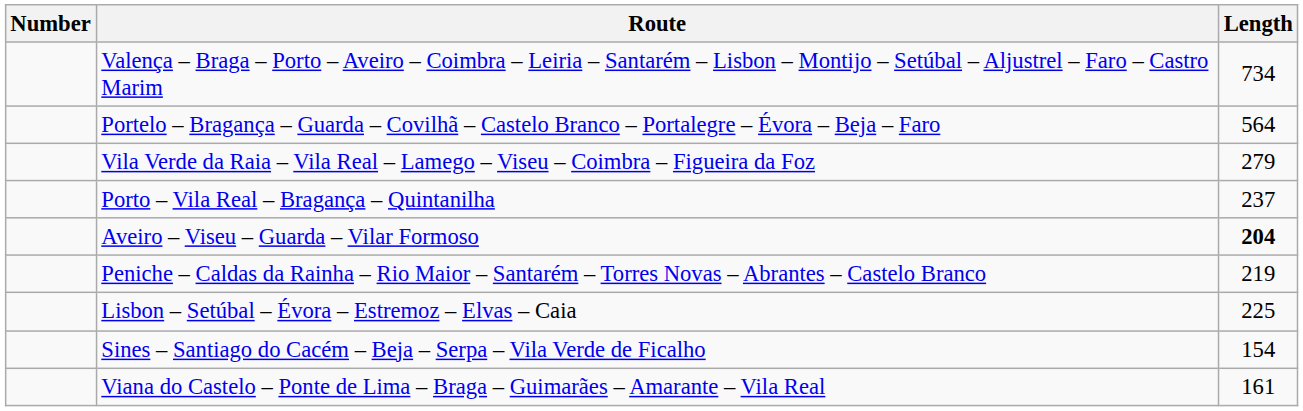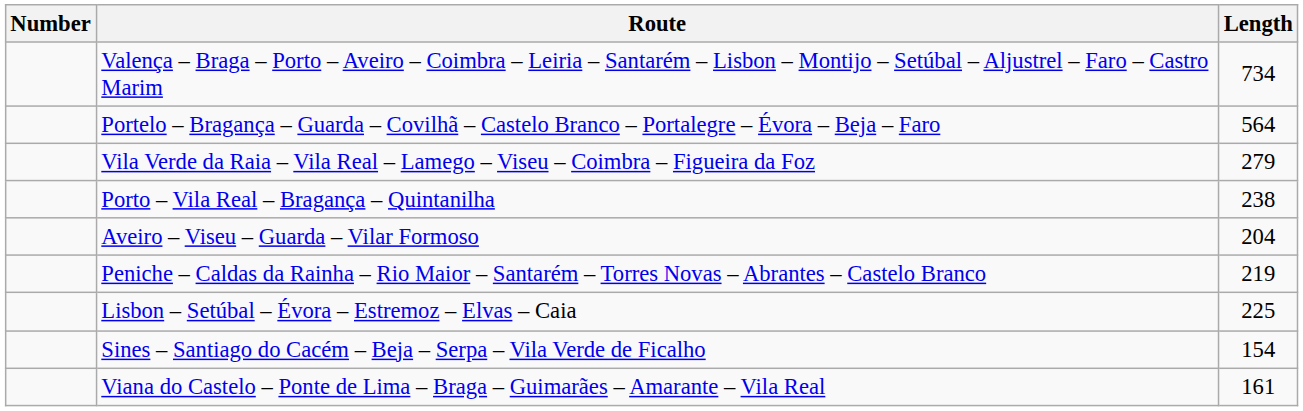(1258, 199) 237 -> (1258, 199) 238
(1258, 236) bold -> (1258, 236) normal
